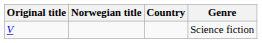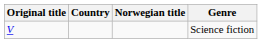columns swapped: (166, 13) <-> (106, 13)
